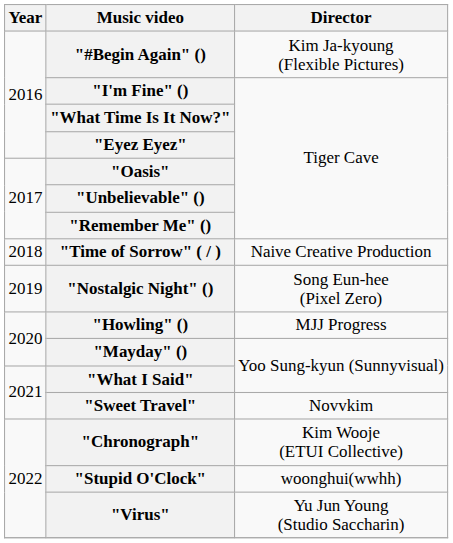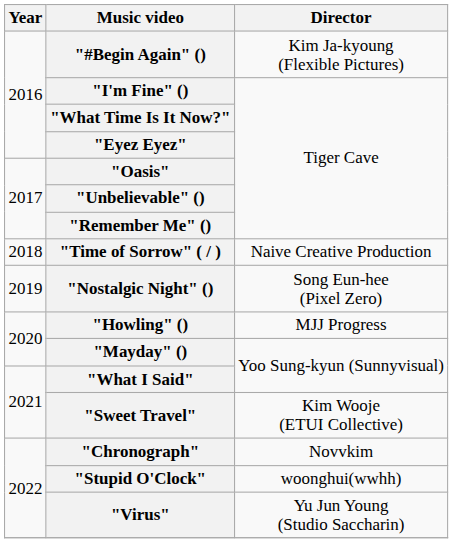(341, 405) Novvkim -> (341, 415) Kim Wooje (ETUI Collective)
(341, 442) Kim Wooje (ETUI Collective) -> (341, 451) Novvkim
